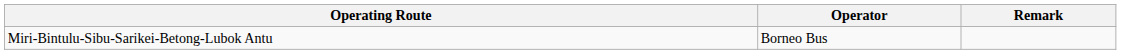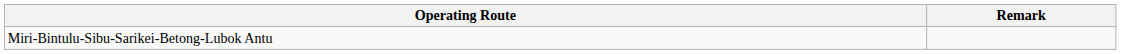- column: (859, 15)
